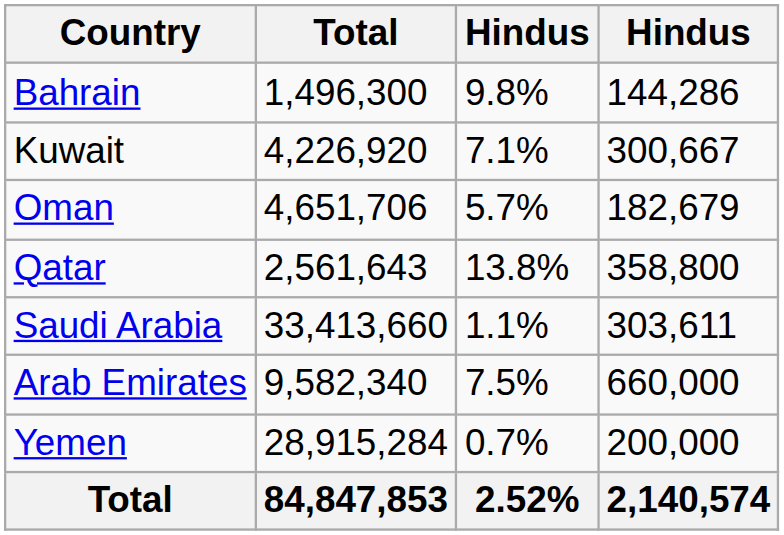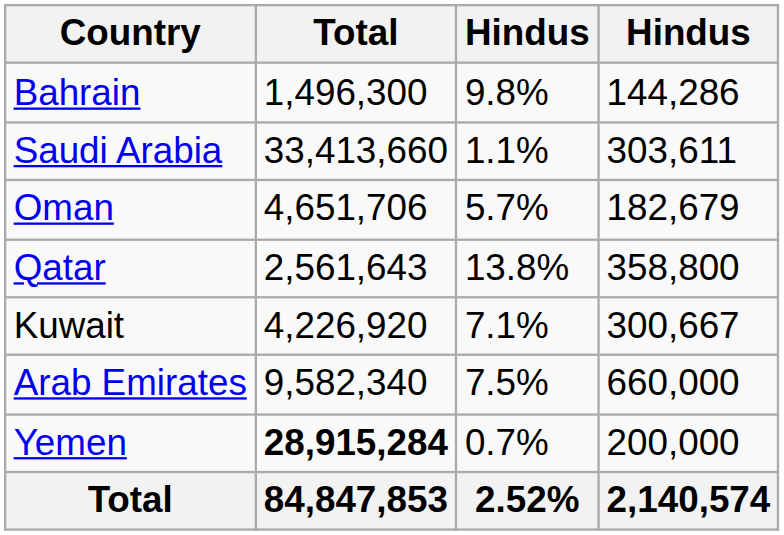rows swapped: (69, 150) <-> (118, 325)
(356, 442) normal -> (356, 442) bold
